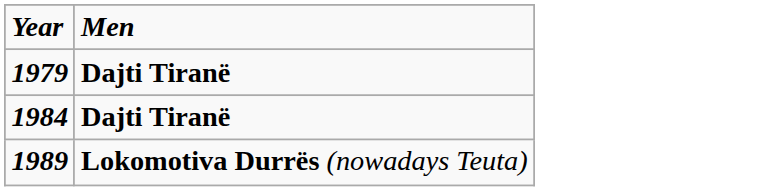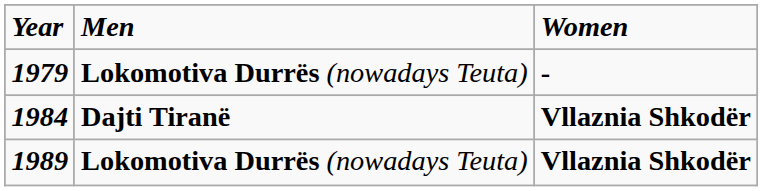+ column: (585, 26)
(156, 71) Dajti Tiranë -> (304, 71) Lokomotiva Durrës (nowadays Teuta)
